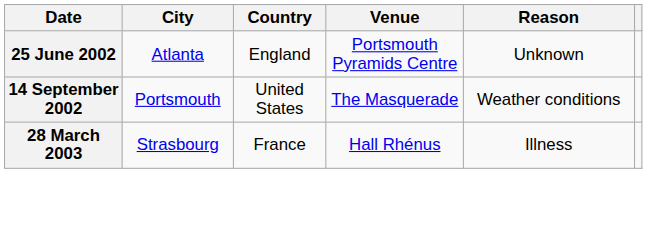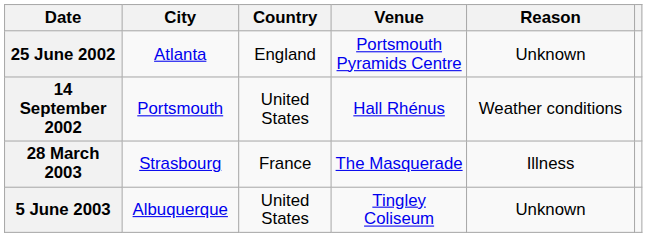(395, 99) The Masquerade -> (399, 108) Hall Rhénus
(395, 145) Hall Rhénus -> (399, 163) The Masquerade
+ row: (63, 209)
